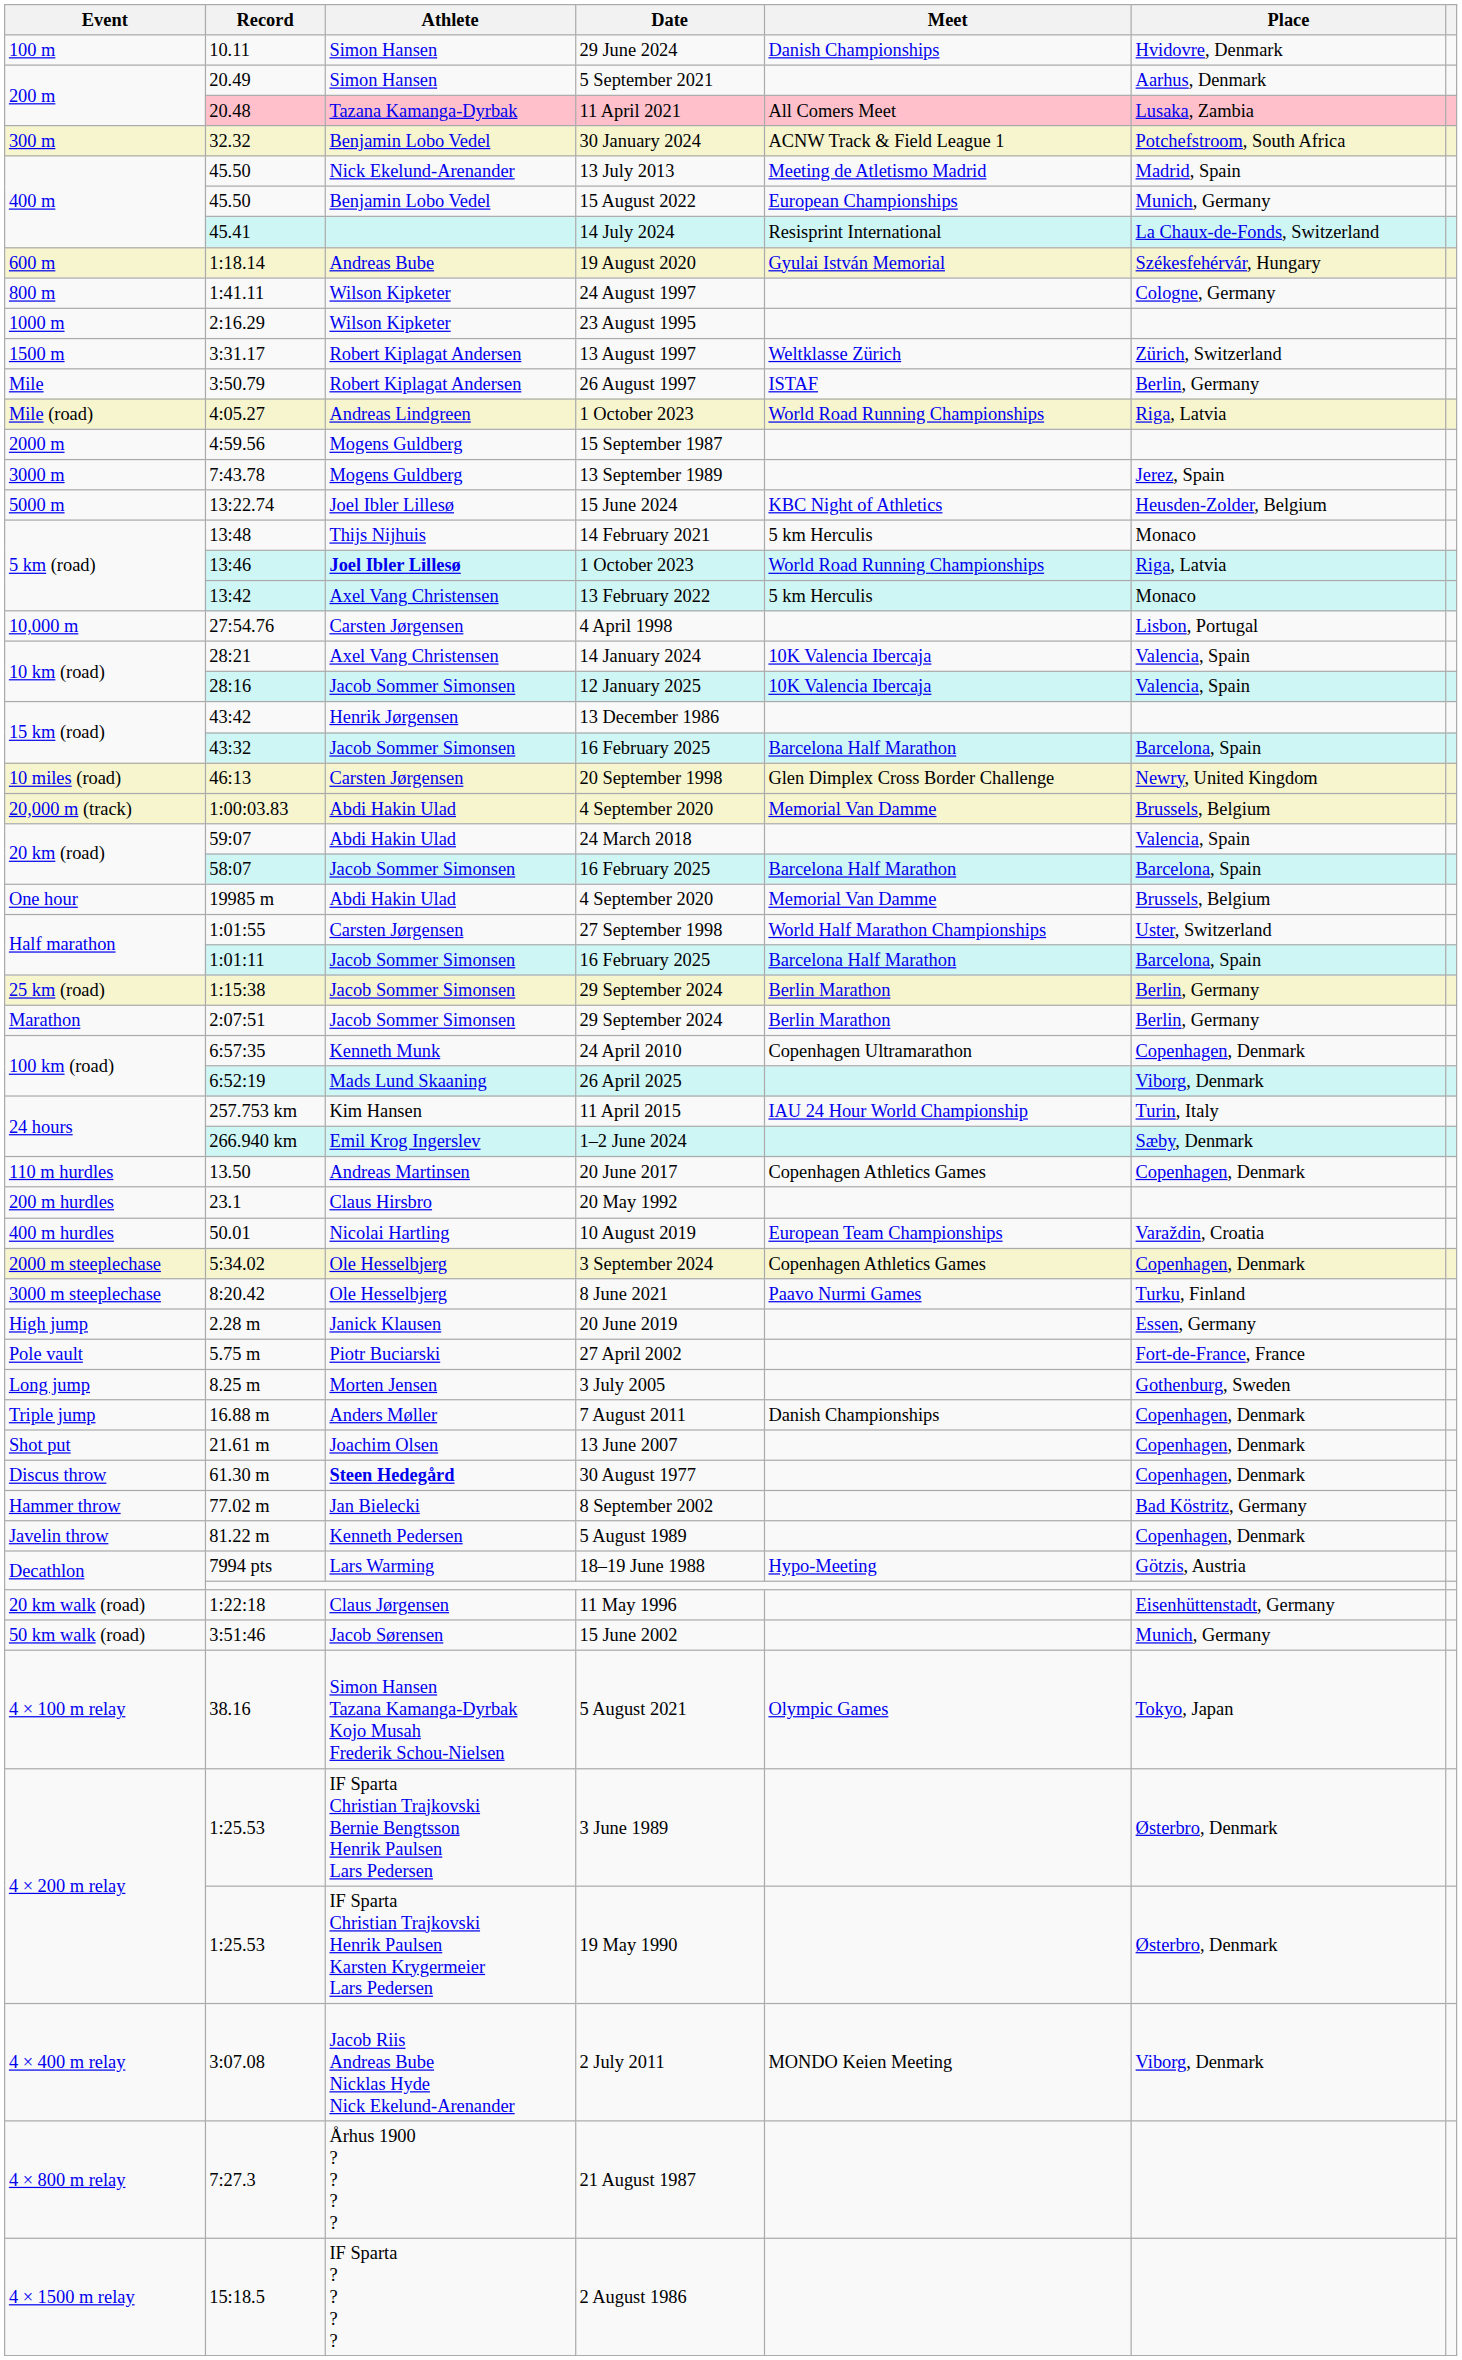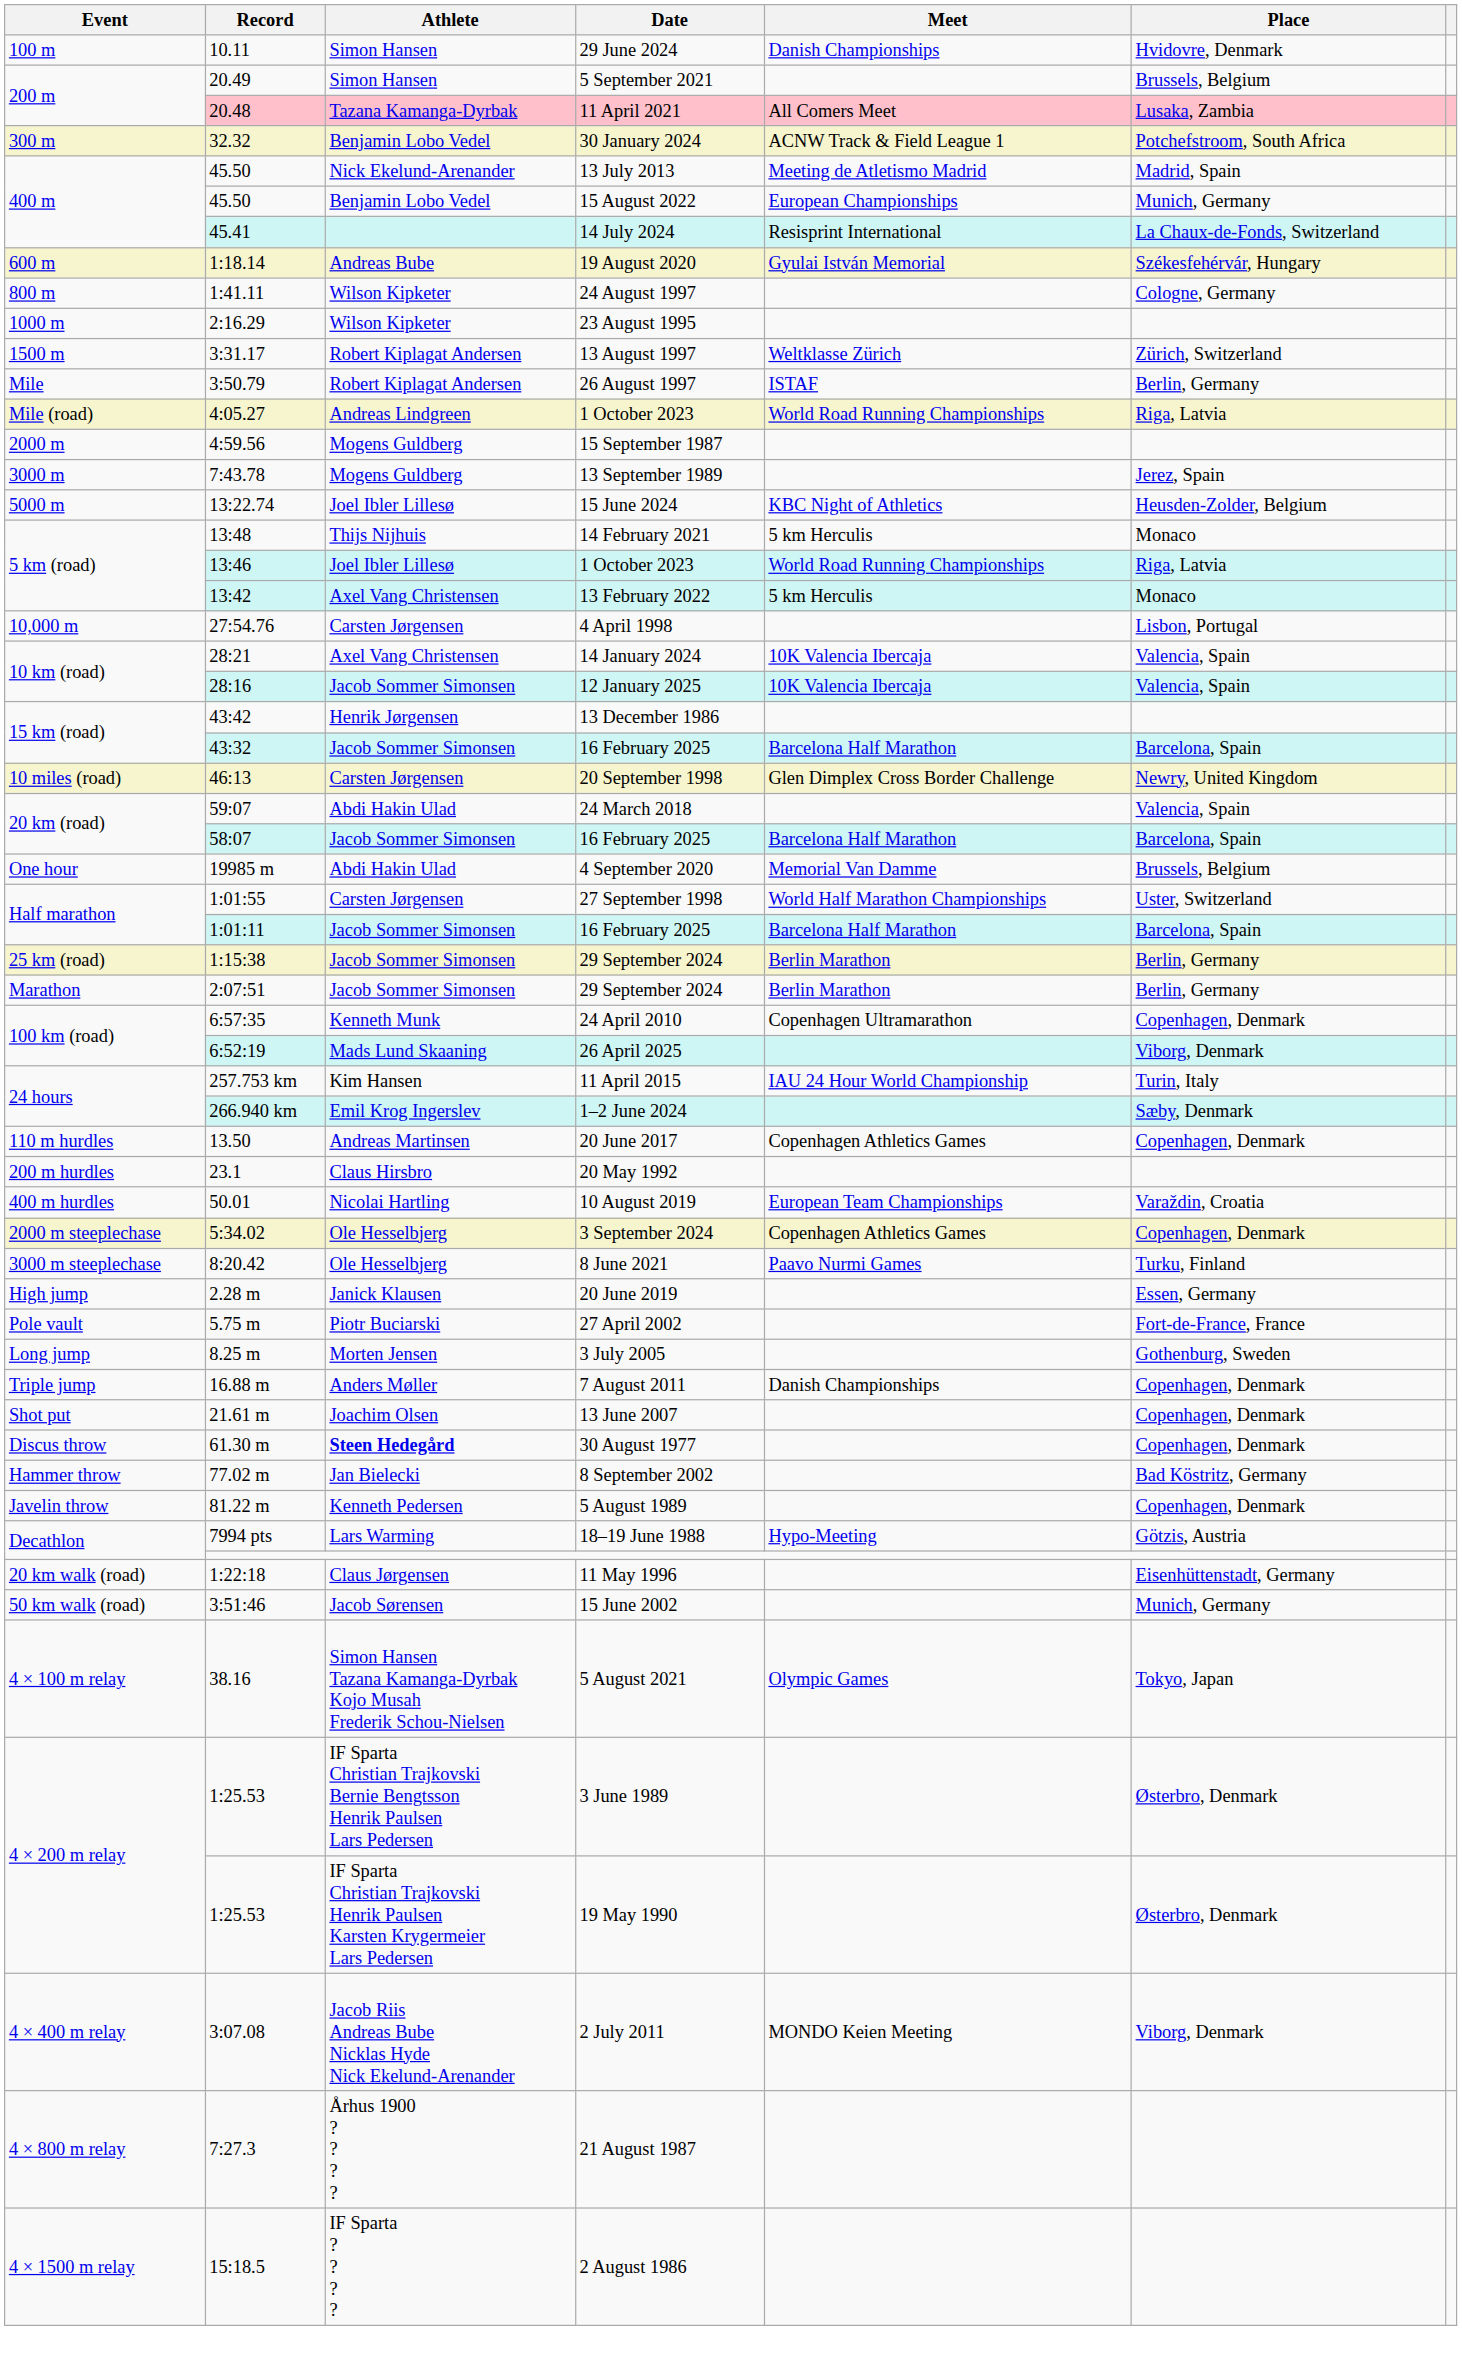(1201, 80) Aarhus, Denmark -> (1203, 80) Brussels, Belgium
(395, 565) bold -> (392, 565) normal
- row: (249, 808)
